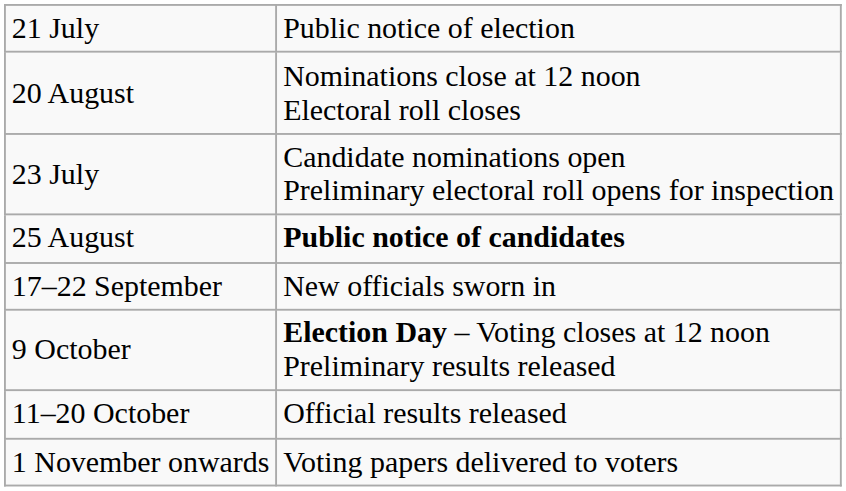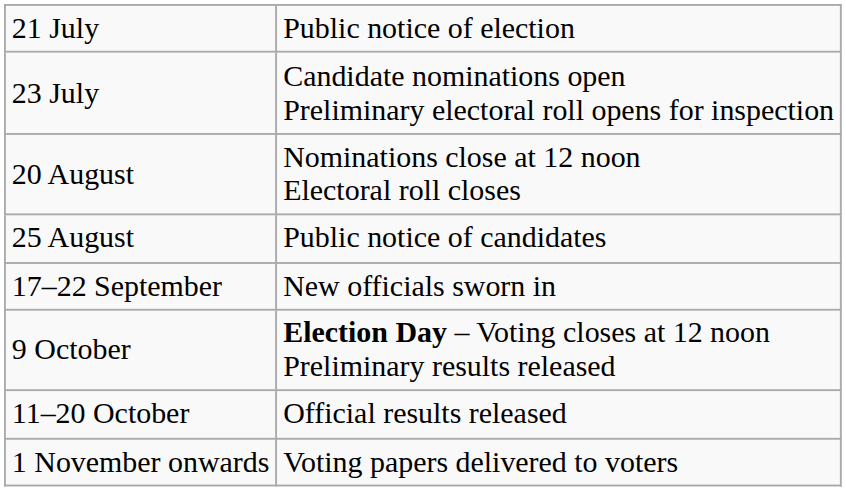rows swapped: (55, 173) <-> (73, 92)
(454, 237) bold -> (445, 237) normal
